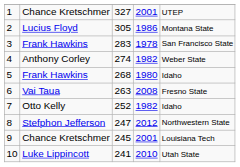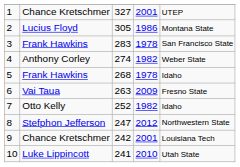(147, 75) 1980 -> (147, 75) 1978
(147, 91) 2008 -> (147, 91) 2009
(123, 138) 245 -> (123, 138) 242
